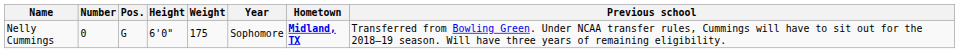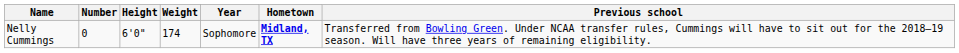- column: (133, 12)
(199, 34) 175 -> (171, 34) 174
